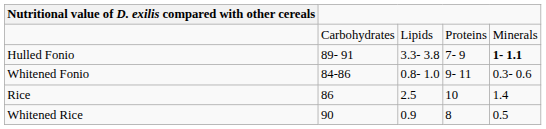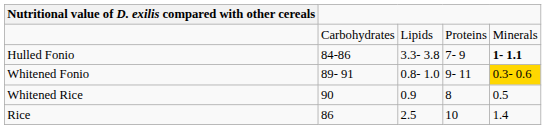(337, 54) 89- 91 -> (336, 54) 84-86
(336, 74) 84-86 -> (337, 74) 89- 91
(512, 74) no background -> (512, 74) gold background
rows swapped: (19, 94) <-> (45, 114)
